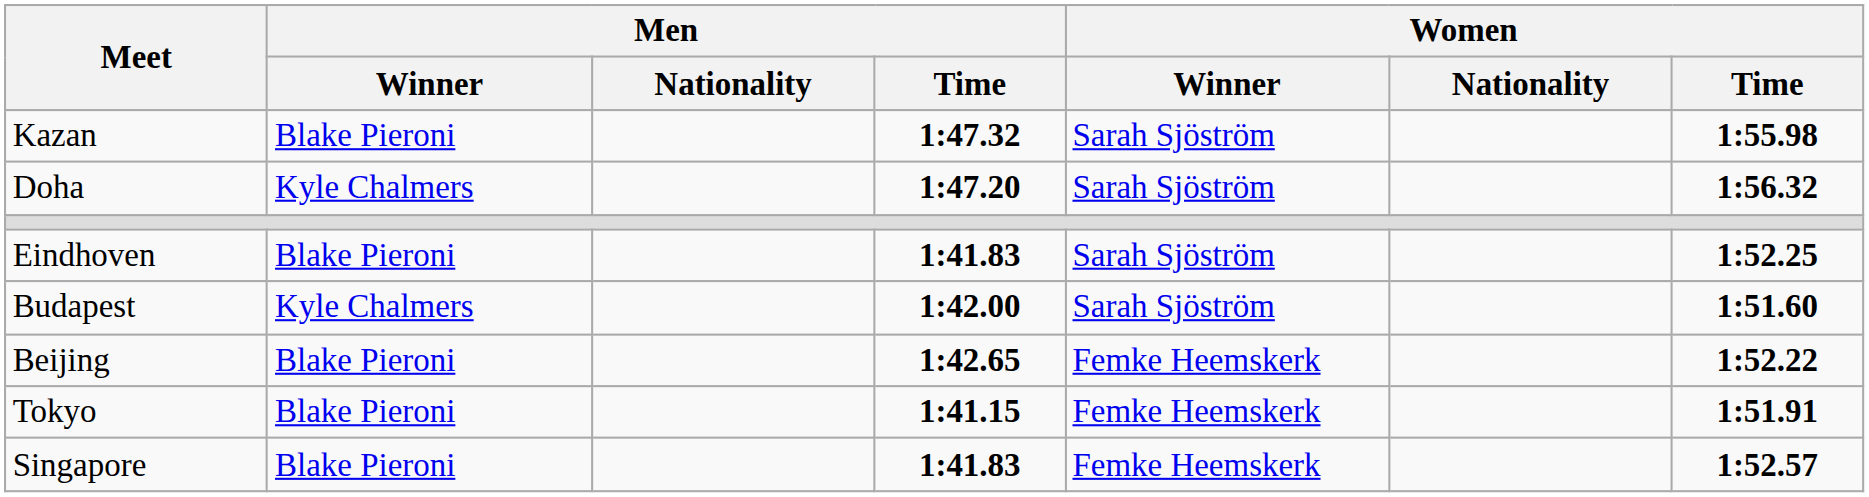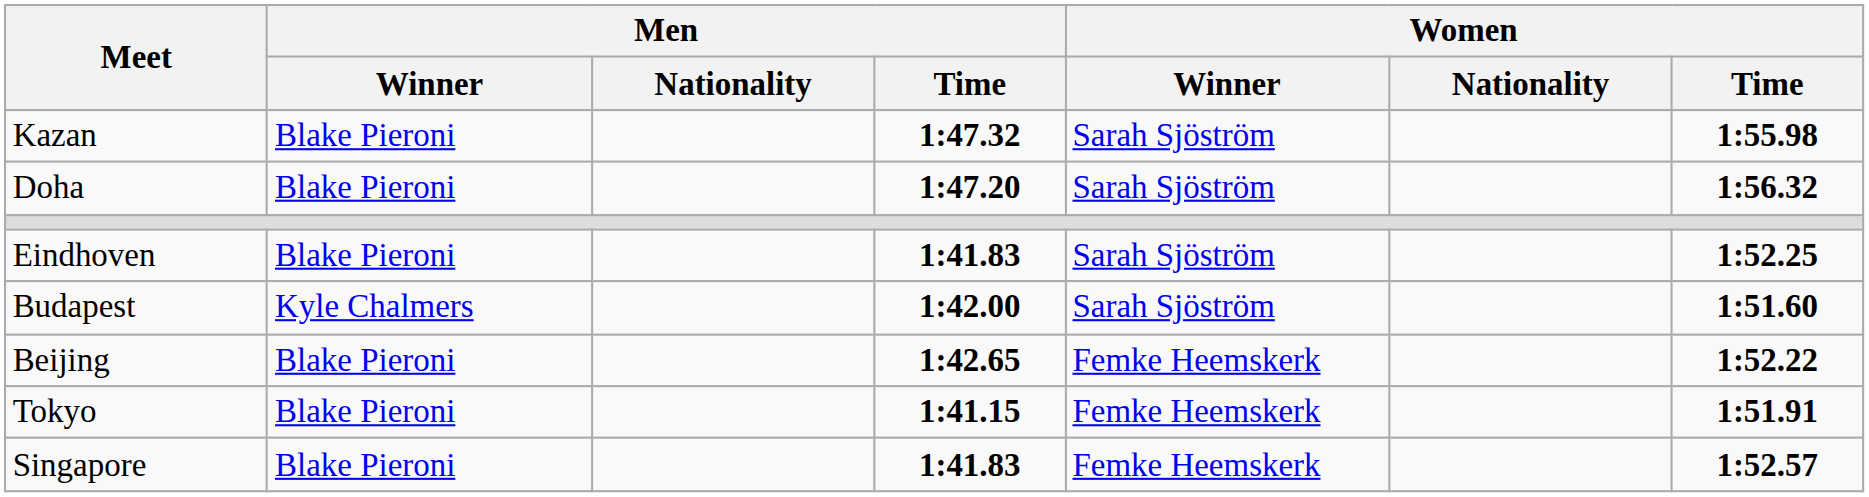(374, 187) Kyle Chalmers -> (365, 187) Blake Pieroni
